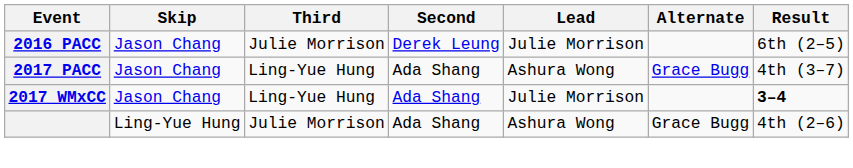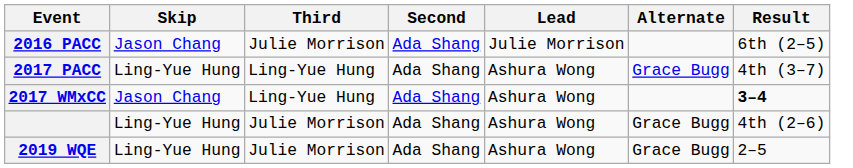(446, 44) Derek Leung -> (436, 44) Ada Shang
(167, 71) Jason Chang -> (177, 71) Ling-Yue Hung
(576, 97) Julie Morrison -> (542, 97) Ashura Wong
+ row: (57, 150)
